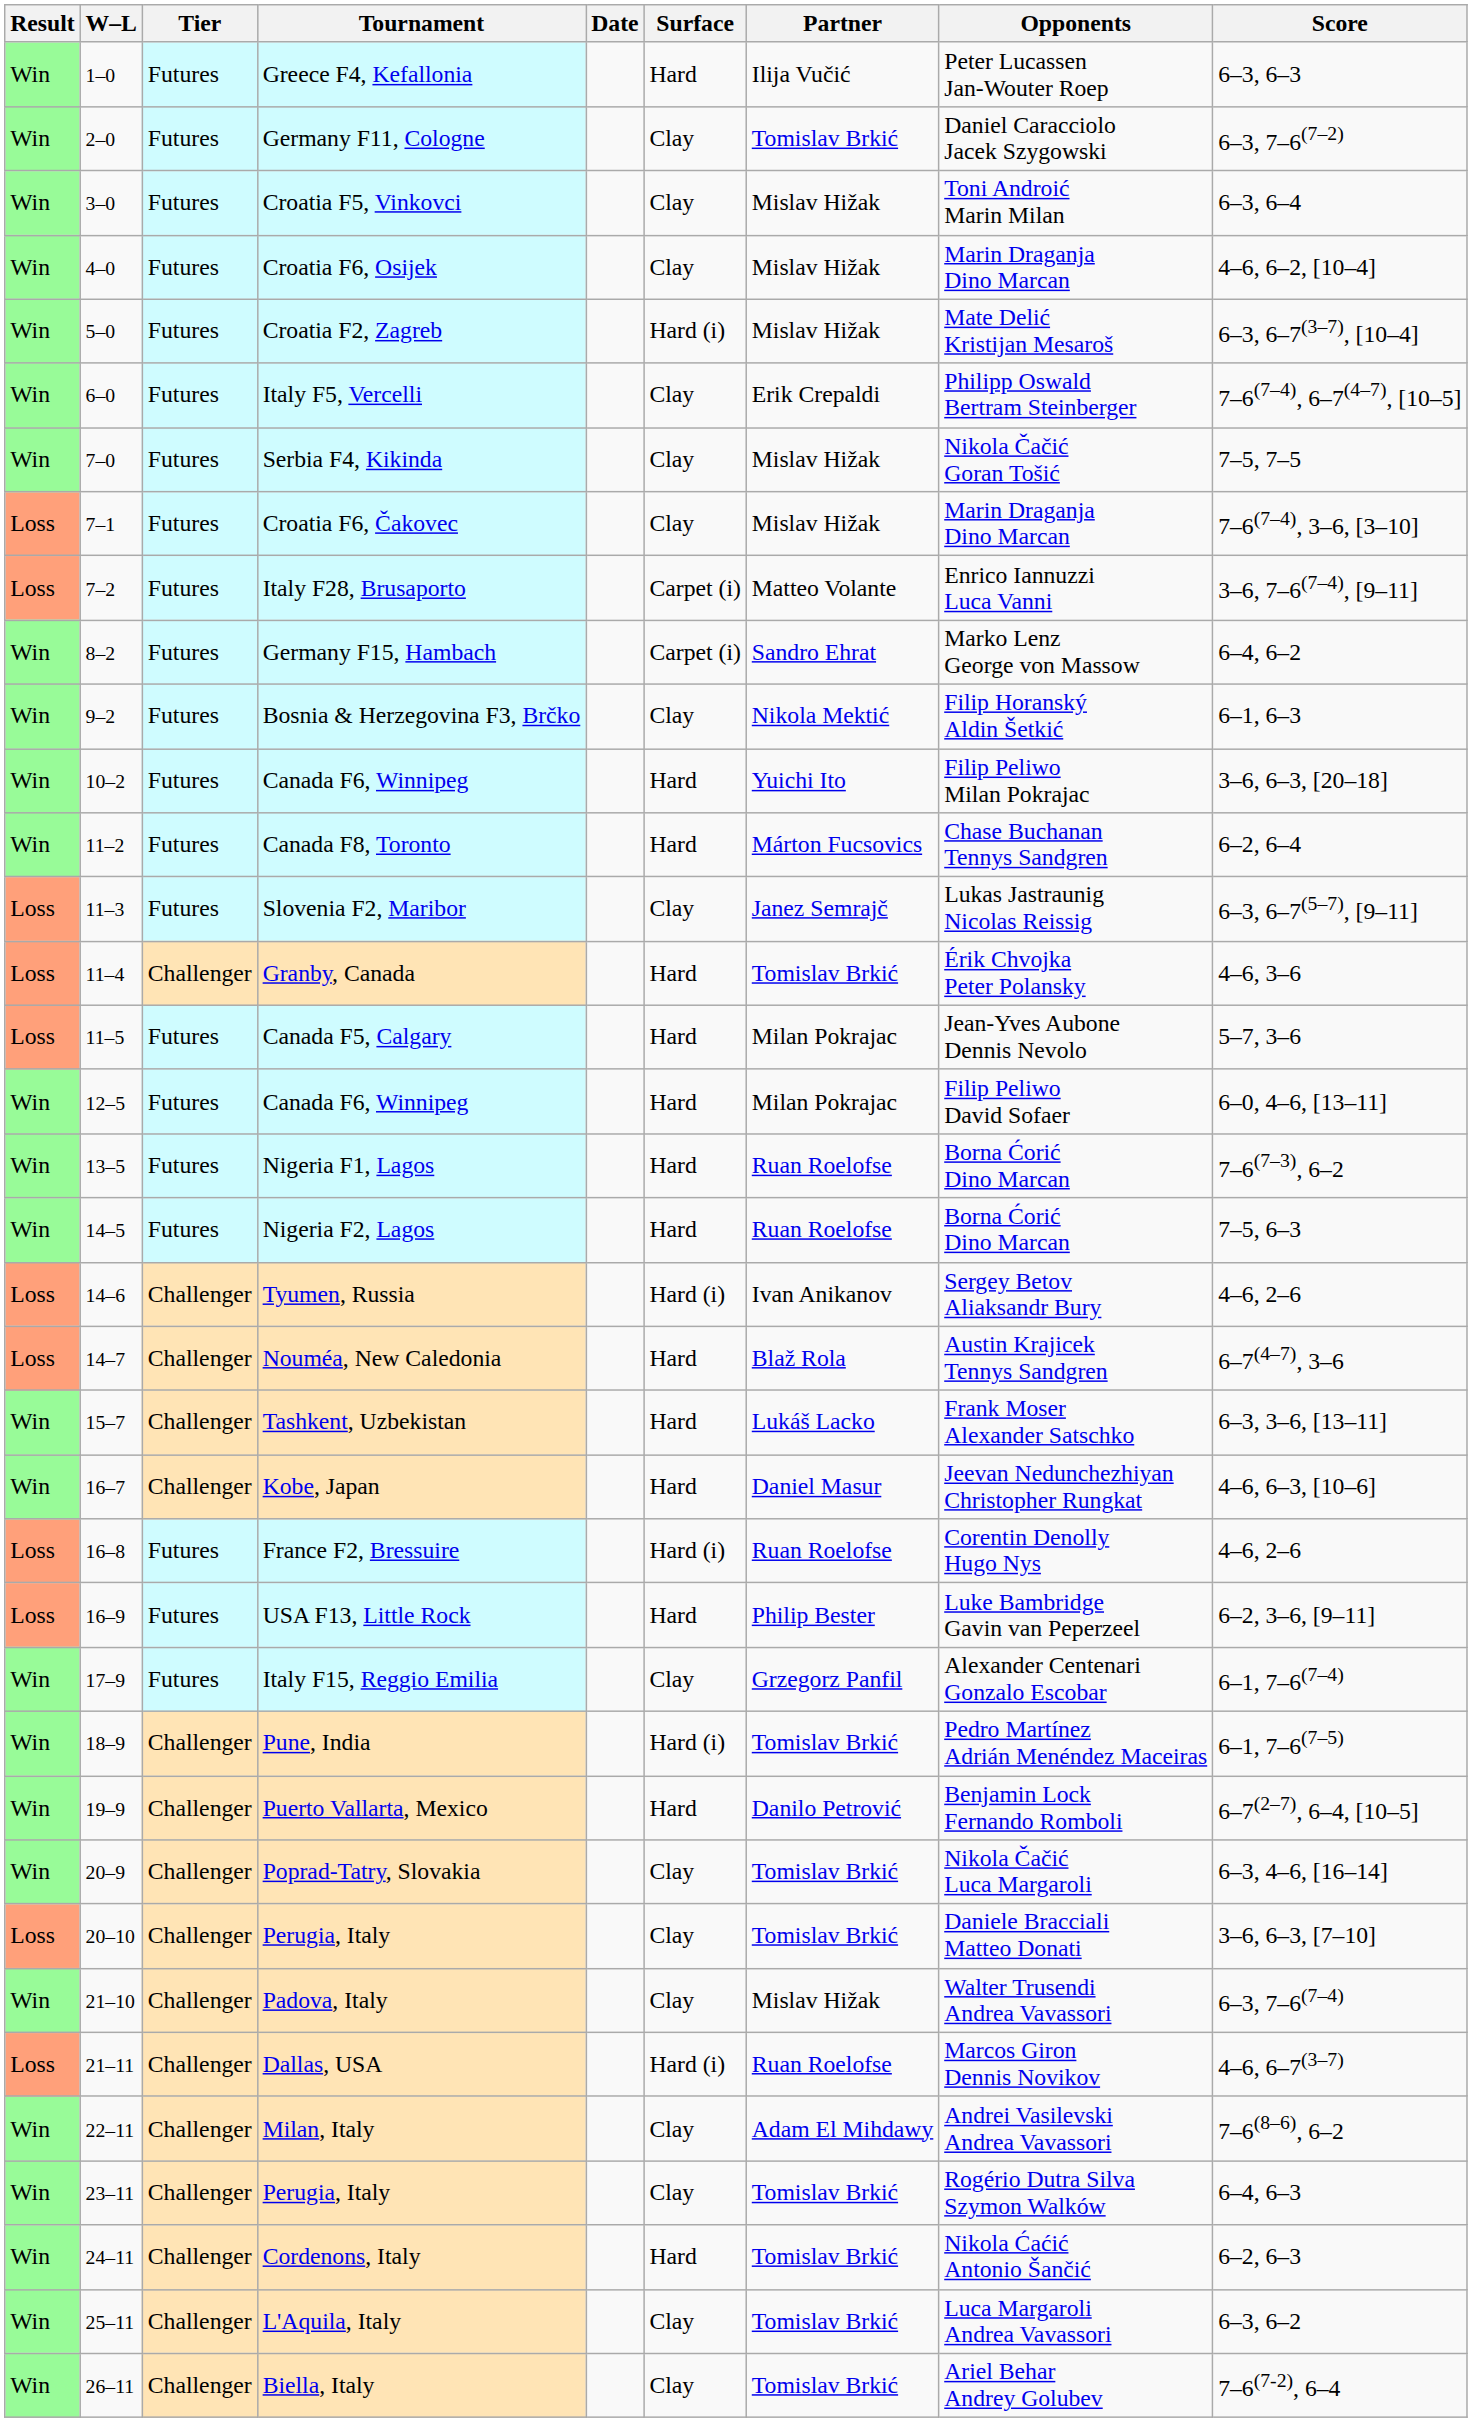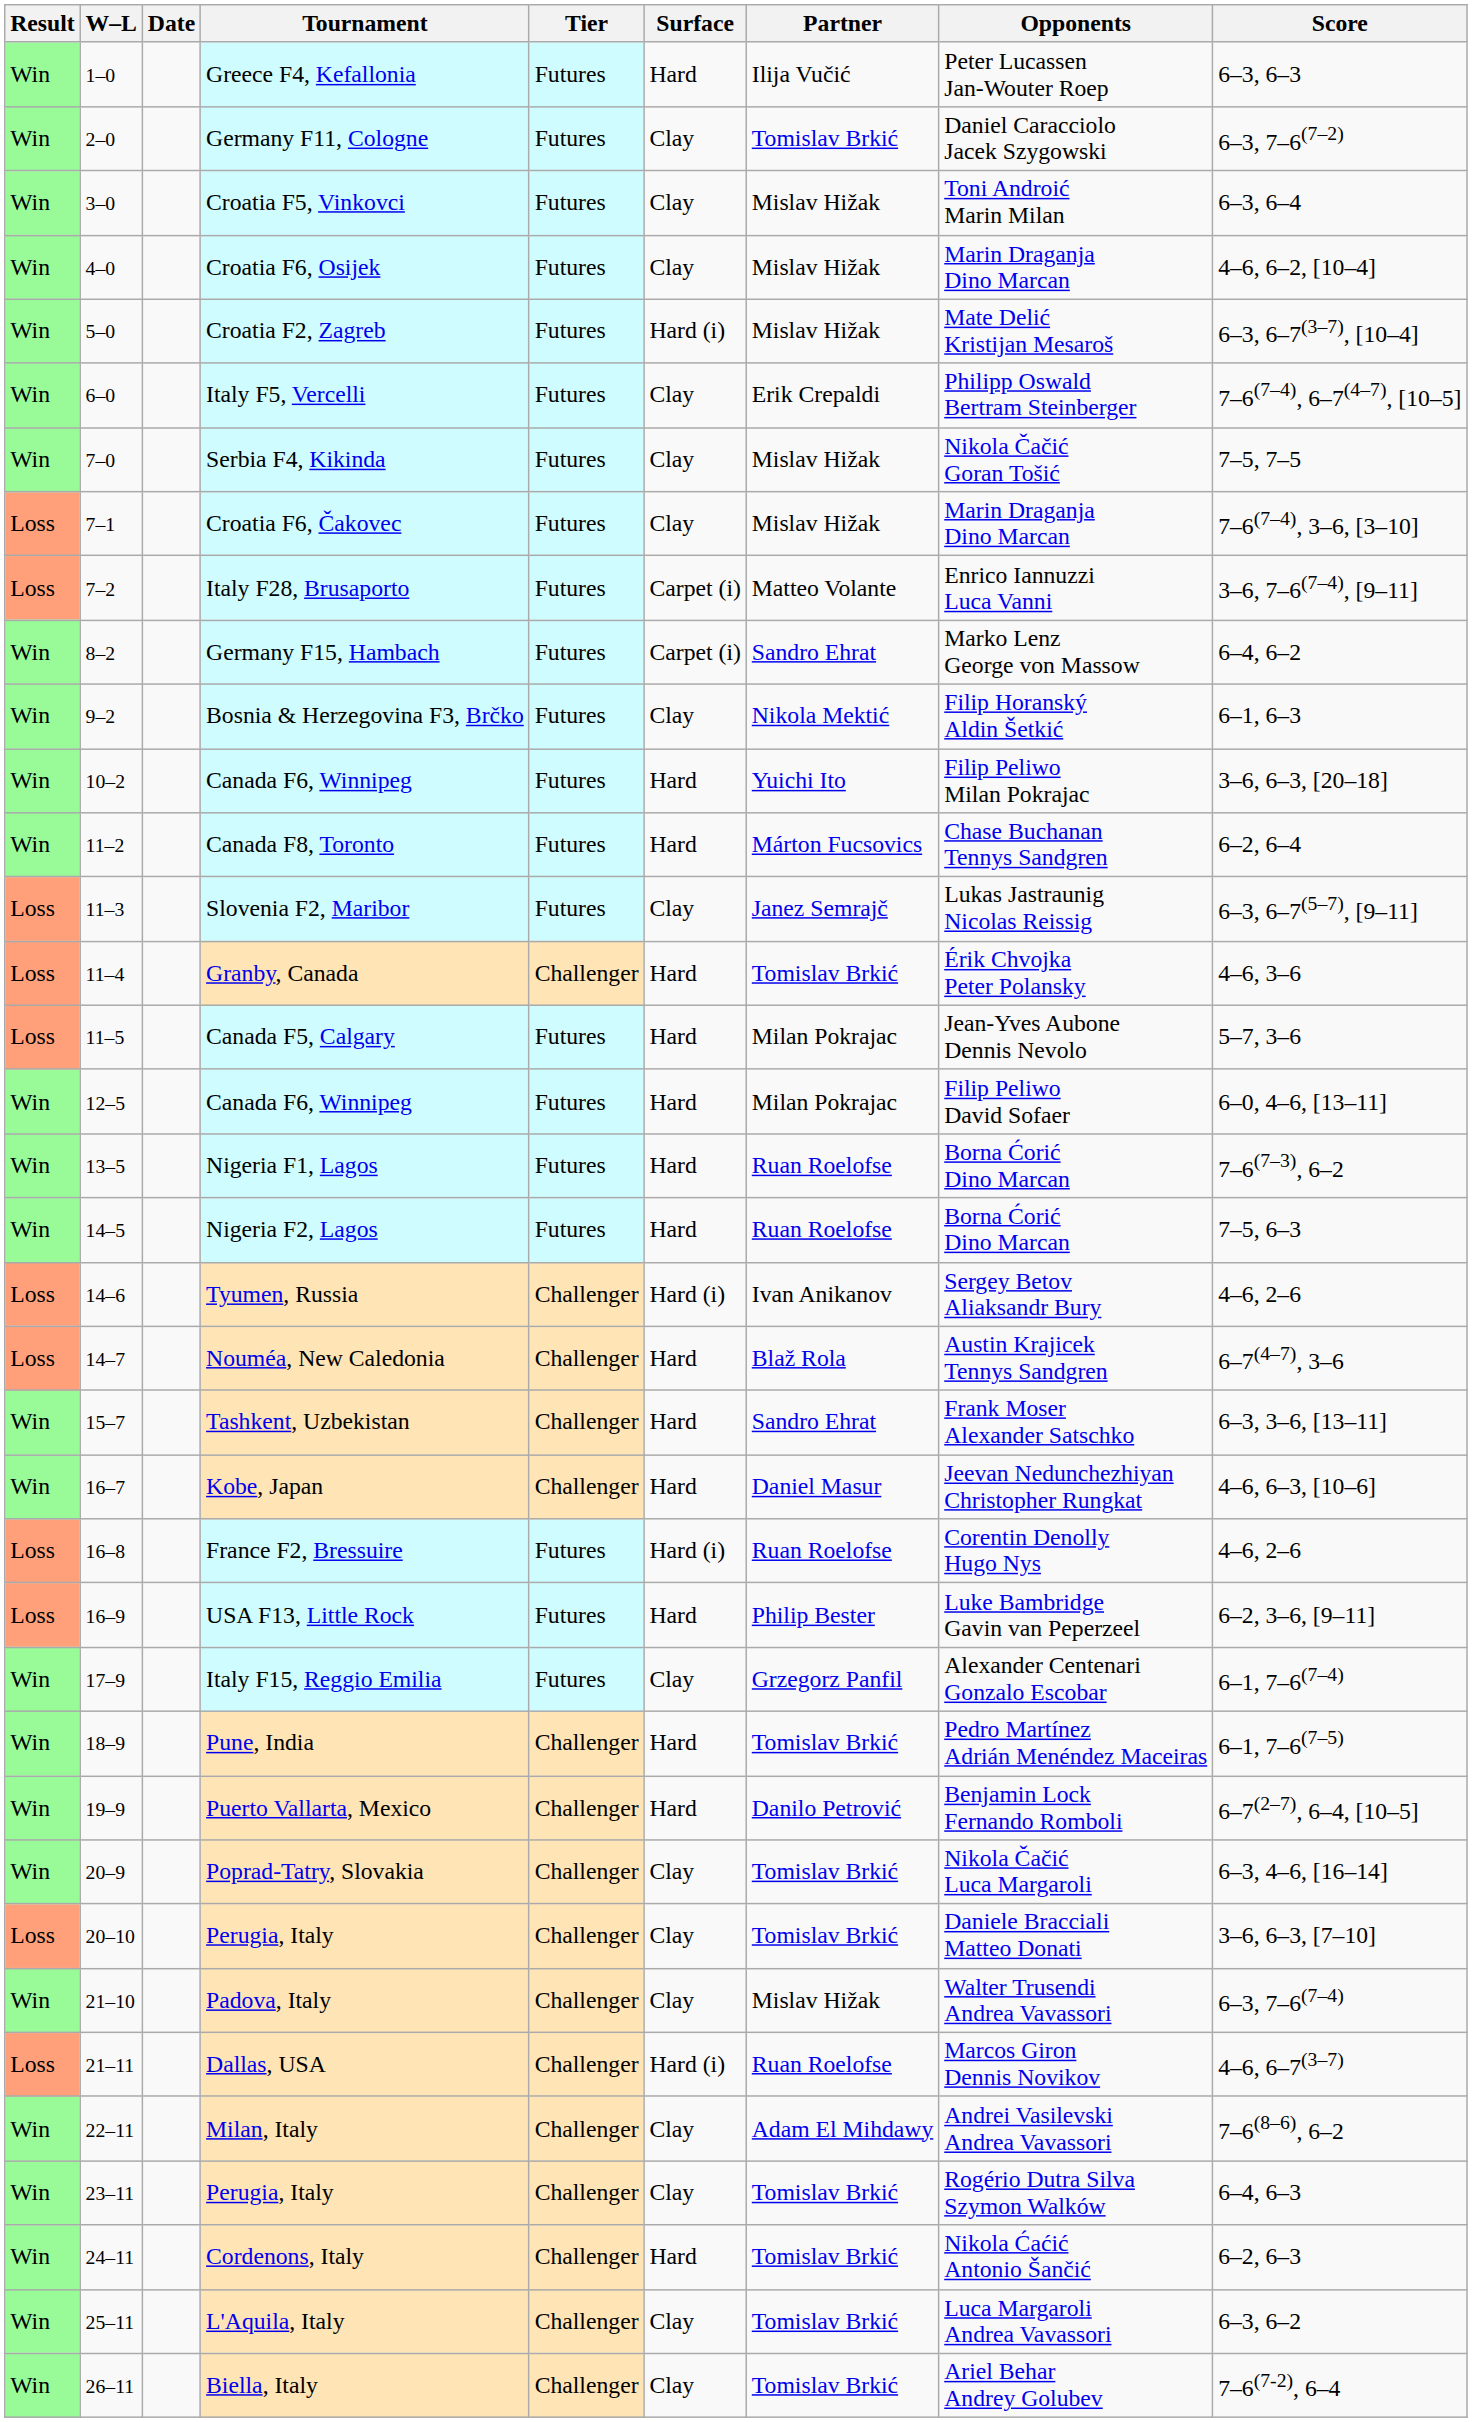columns swapped: (615, 23) <-> (200, 23)
(813, 1422) Lukáš Lacko -> (814, 1422) Sandro Ehrat
(687, 1743) Hard (i) -> (673, 1743) Hard
